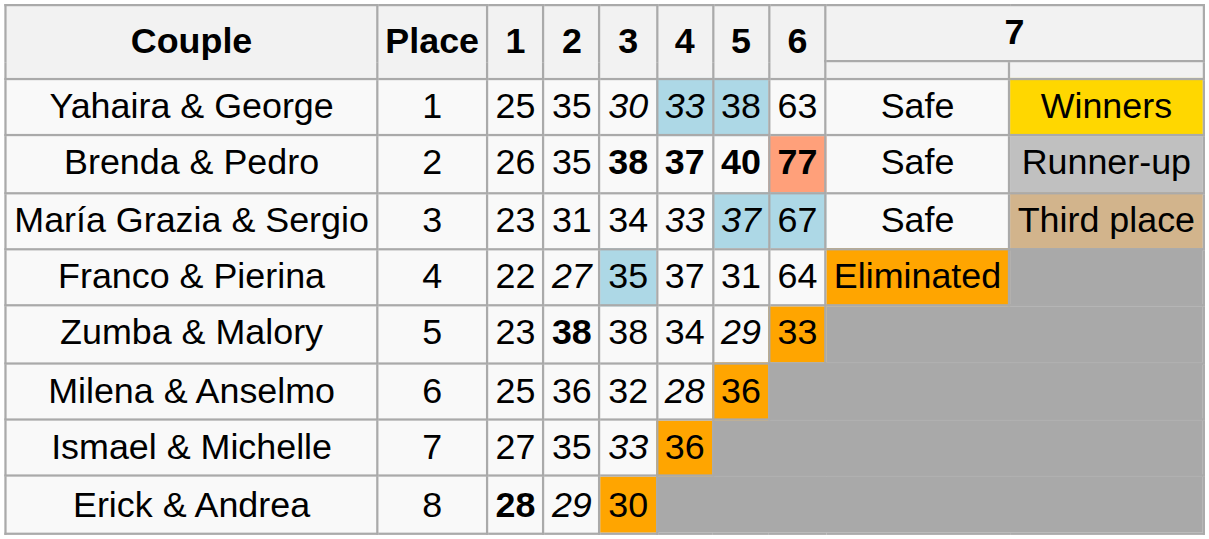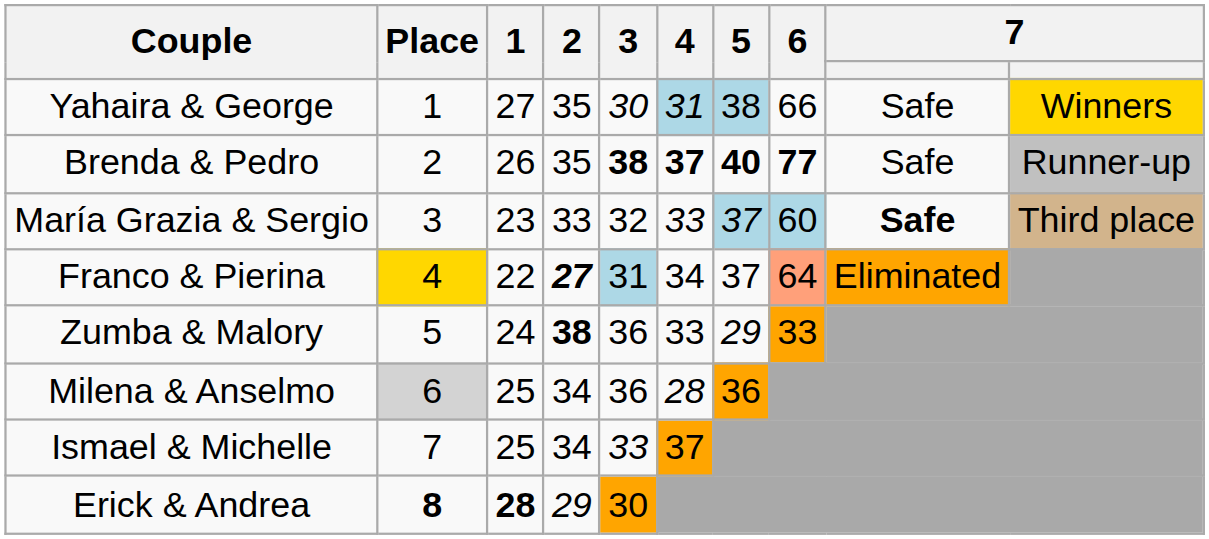(515, 106) 25 -> (515, 106) 27
(685, 106) 33 -> (685, 106) 31
(797, 106) 63 -> (797, 106) 66
(797, 163) lightsalmon background -> (797, 163) no background
(572, 219) 31 -> (572, 219) 33
(628, 219) 34 -> (628, 219) 32
(797, 219) 67 -> (797, 219) 60
(918, 219) normal -> (918, 219) bold
(432, 276) no background -> (432, 276) gold background
(572, 276) normal -> (572, 276) bold
(628, 276) 35 -> (628, 276) 31
(685, 276) 37 -> (685, 276) 34
(741, 276) 31 -> (741, 276) 37
(797, 276) no background -> (797, 276) lightsalmon background
(515, 333) 23 -> (515, 333) 24
(628, 333) 38 -> (628, 333) 36
(685, 333) 34 -> (685, 333) 33
(432, 390) no background -> (432, 390) lightgrey background
(572, 390) 36 -> (572, 390) 34
(628, 390) 32 -> (628, 390) 36
(515, 447) 27 -> (515, 447) 25
(572, 447) 35 -> (572, 447) 34
(685, 447) 36 -> (685, 447) 37
(432, 504) normal -> (432, 504) bold
